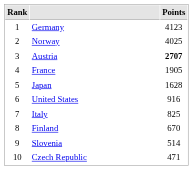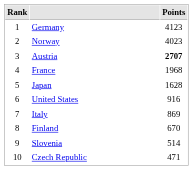(174, 41) 4025 -> (174, 41) 4023
(174, 70) 1905 -> (174, 70) 1968
(174, 114) 825 -> (174, 114) 869
